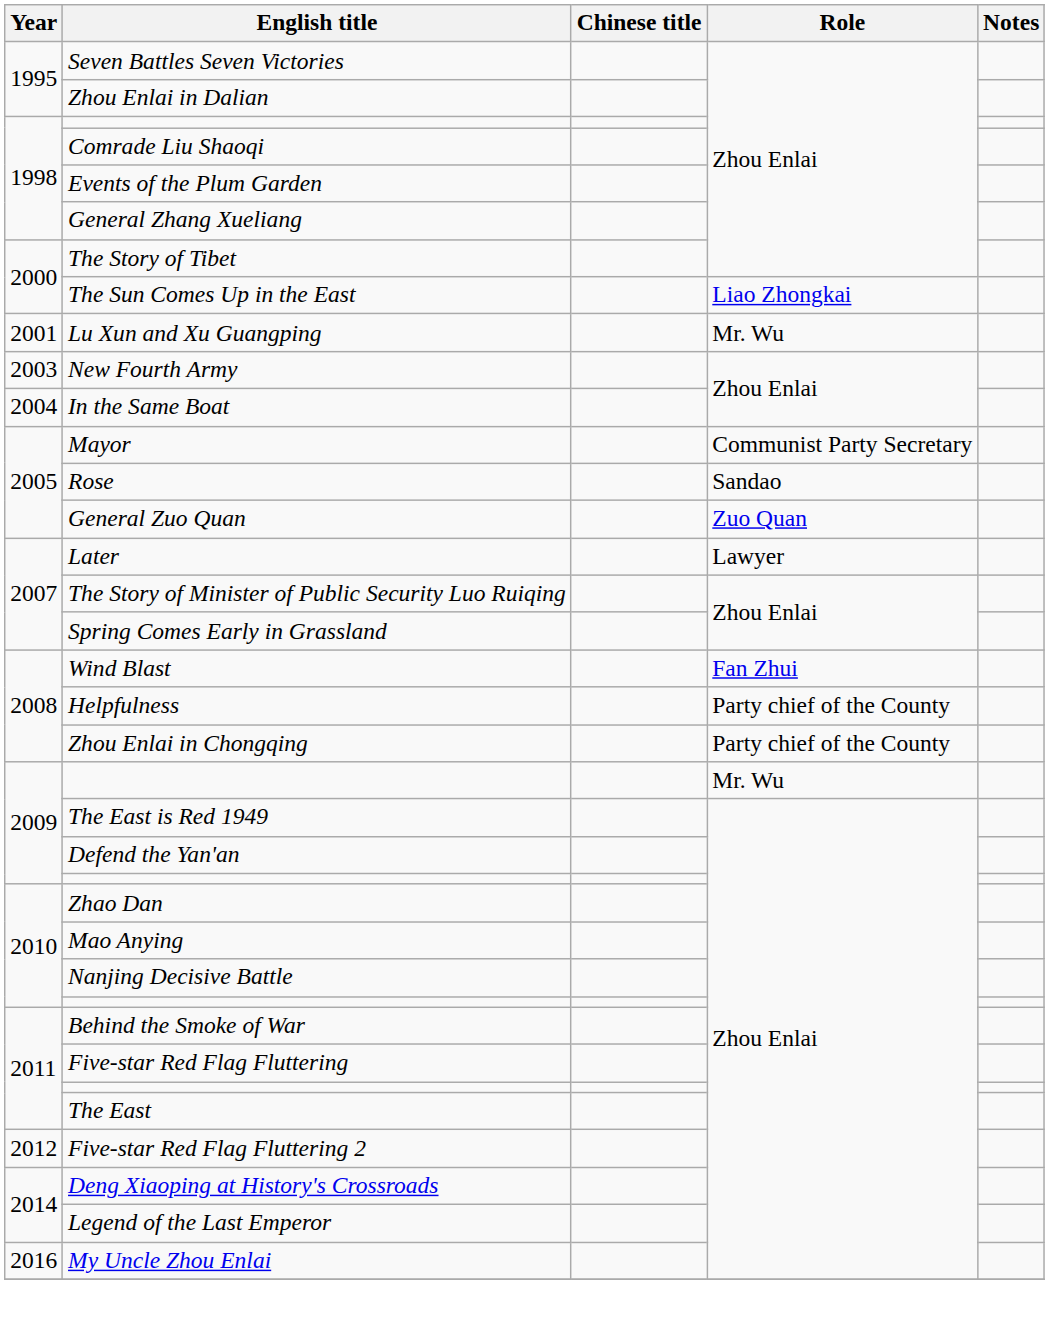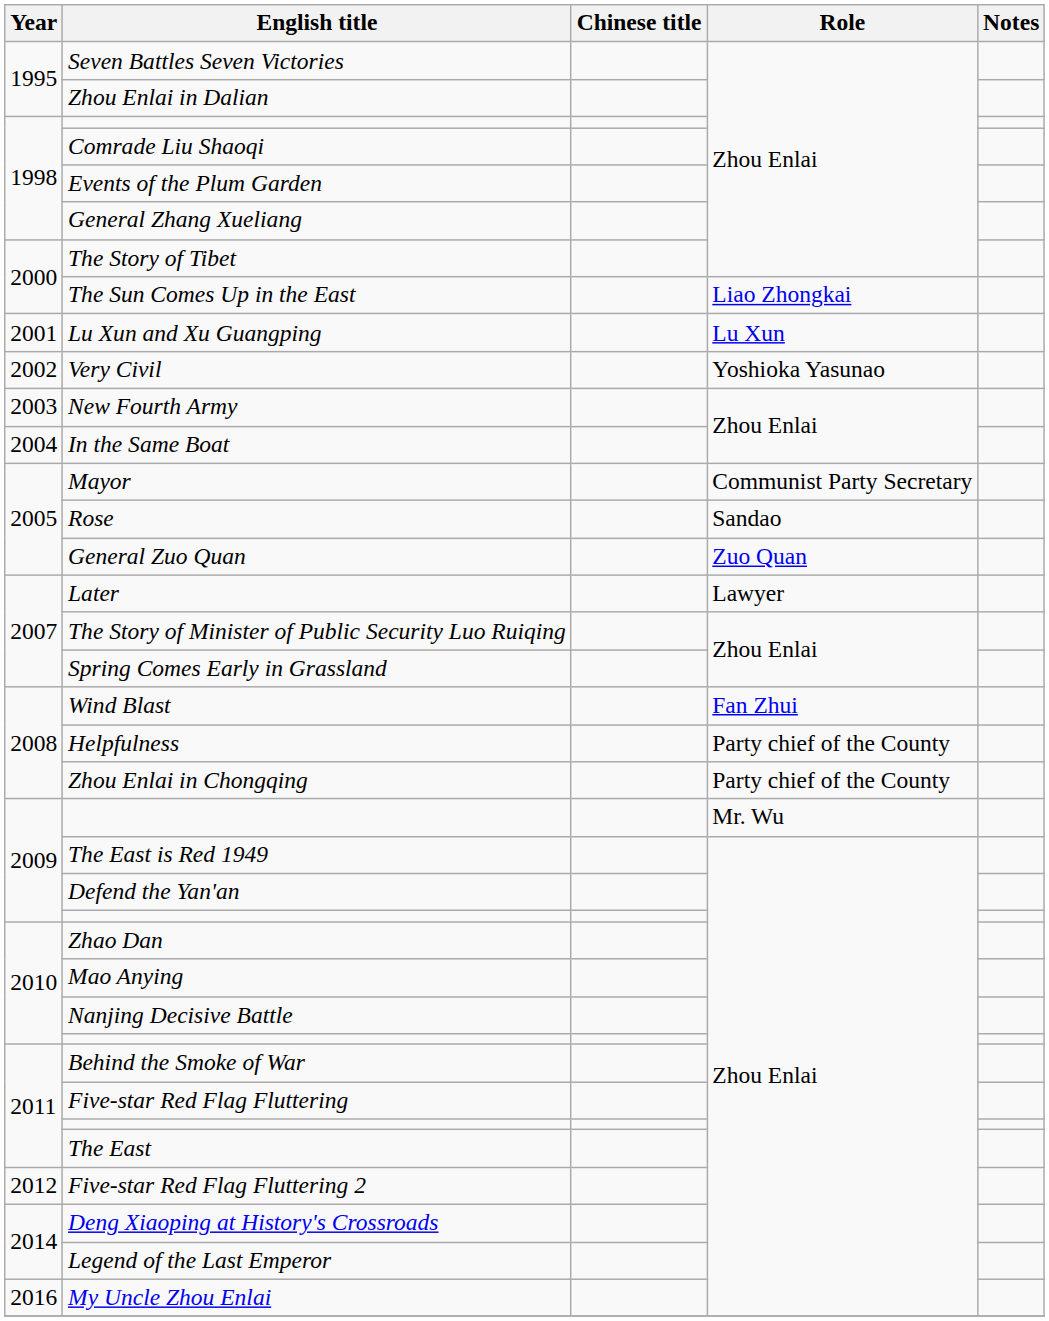(748, 332) Mr. Wu -> (749, 332) Lu Xun
+ row: (34, 369)
